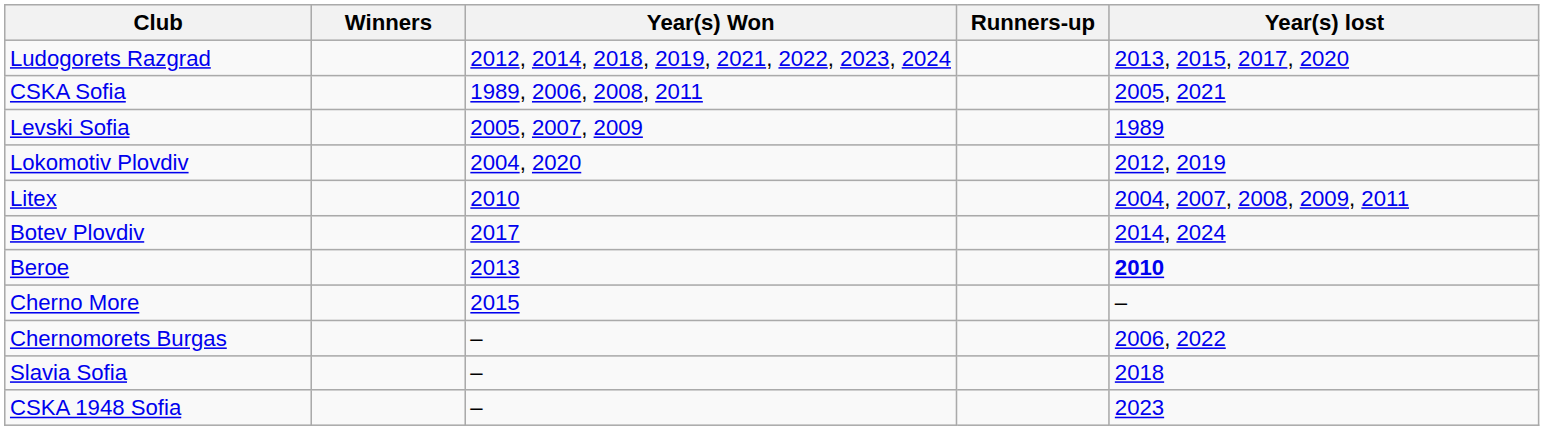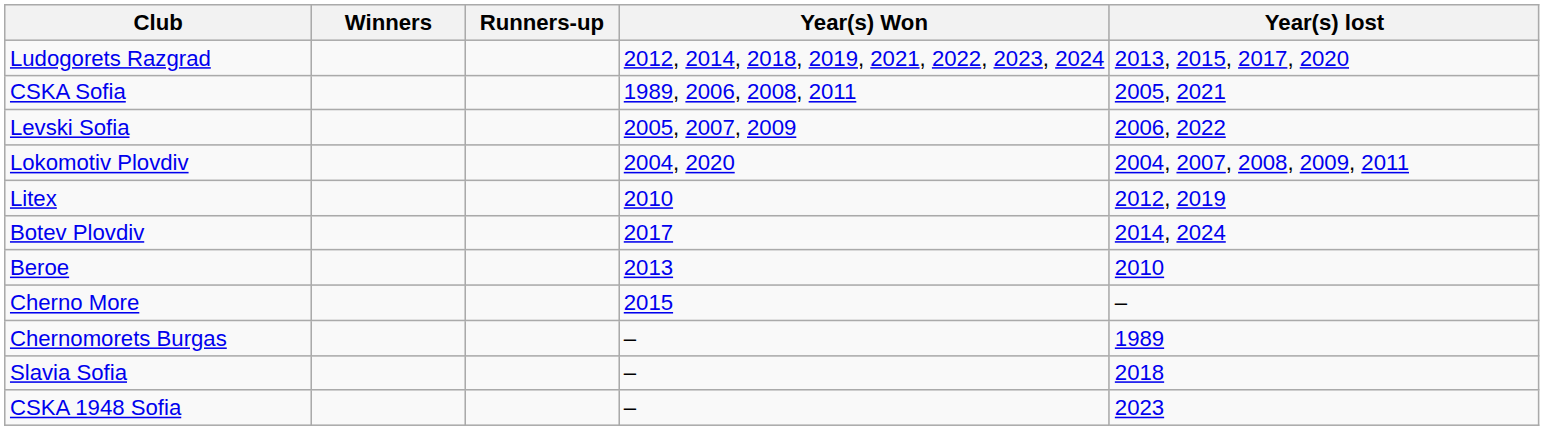columns swapped: (1033, 23) <-> (711, 23)
(1139, 128) 1989 -> (1170, 128) 2006, 2022
(1170, 163) 2012, 2019 -> (1262, 163) 2004, 2007, 2008, 2009, 2011
(1262, 198) 2004, 2007, 2008, 2009, 2011 -> (1170, 198) 2012, 2019
(1139, 268) bold -> (1139, 268) normal
(1170, 338) 2006, 2022 -> (1139, 338) 1989
